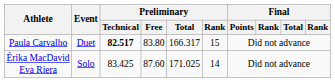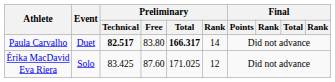(185, 43) normal -> (185, 43) bold
(215, 43) 15 -> (215, 43) 14
(215, 64) 14 -> (215, 64) 12
